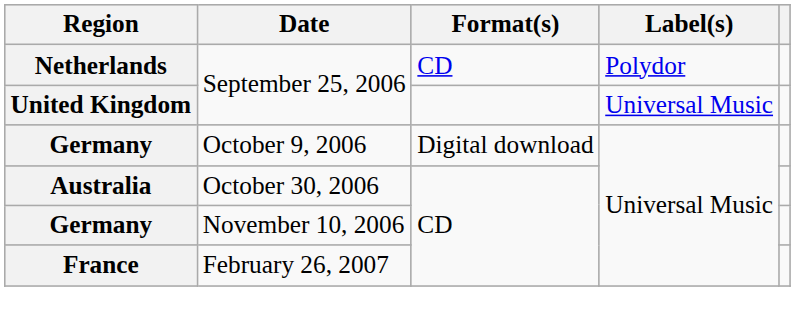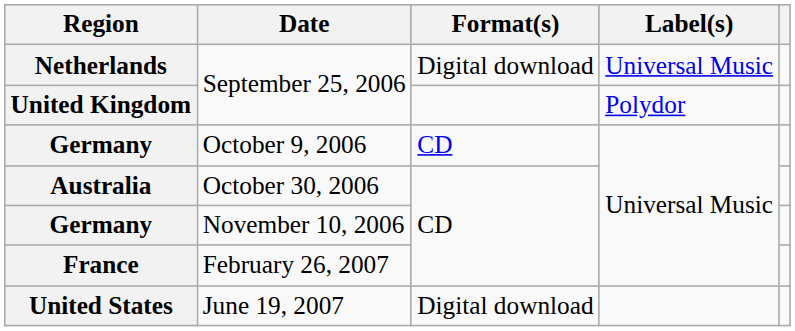(435, 64) CD -> (505, 64) Digital download
(645, 64) Polydor -> (689, 64) Universal Music
(689, 104) Universal Music -> (645, 104) Polydor
(505, 144) Digital download -> (435, 144) CD
+ row: (101, 305)
